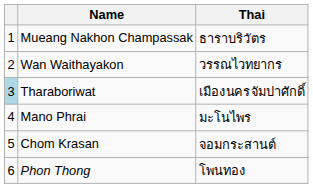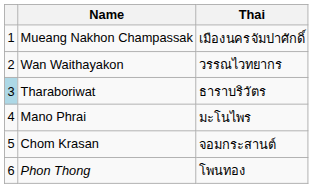(232, 39) ธาราบริวัตร -> (252, 39) เมืองนครจัมปาศักดิ์
(252, 92) เมืองนครจัมปาศักดิ์ -> (232, 92) ธาราบริวัตร
